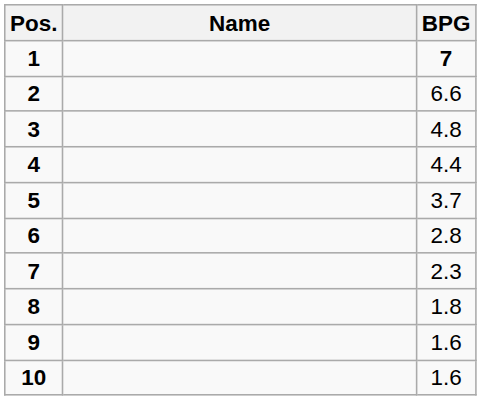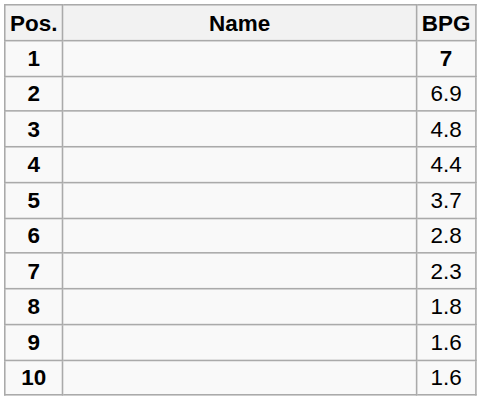(446, 94) 6.6 -> (446, 94) 6.9
